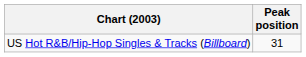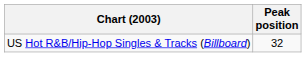(277, 43) 31 -> (277, 43) 32
